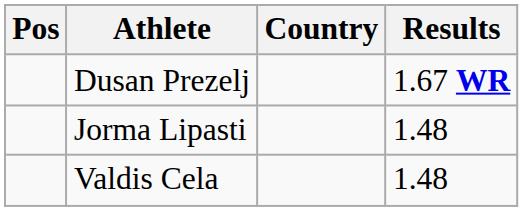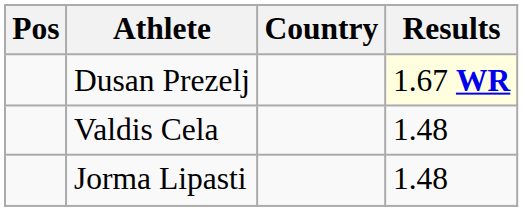(452, 79) no background -> (452, 79) lightyellow background
rows swapped: (146, 179) <-> (160, 129)
